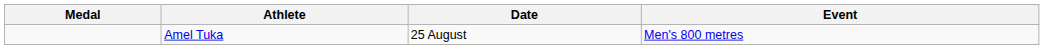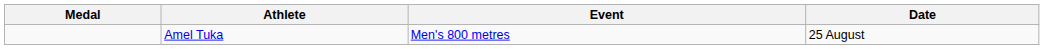columns swapped: (840, 15) <-> (524, 15)
